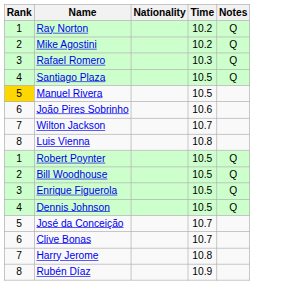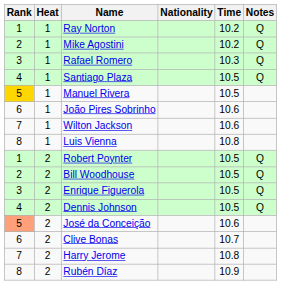+ column: (48, 12)
(202, 126) 10.7 -> (229, 126) 10.6
(19, 223) no background -> (19, 223) lightsalmon background
(202, 223) 10.7 -> (229, 223) 10.6
